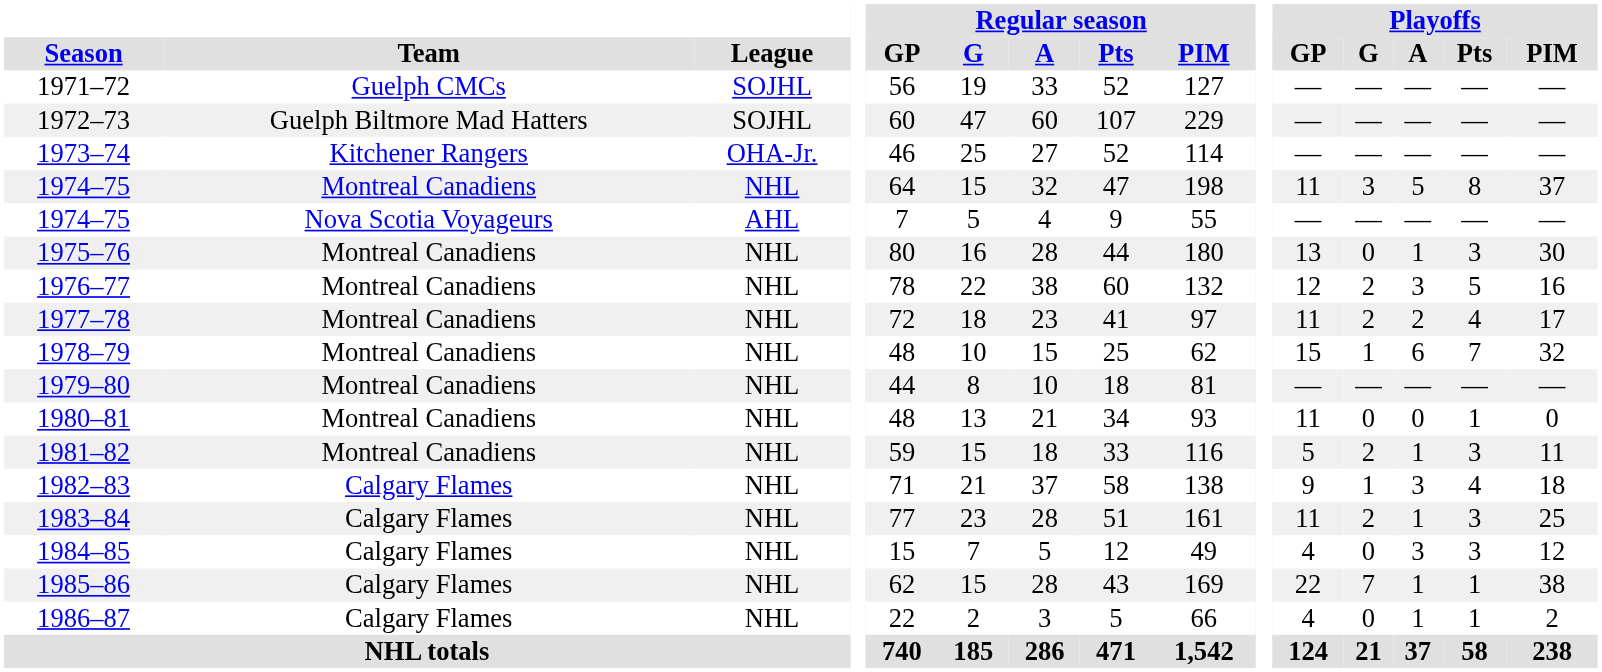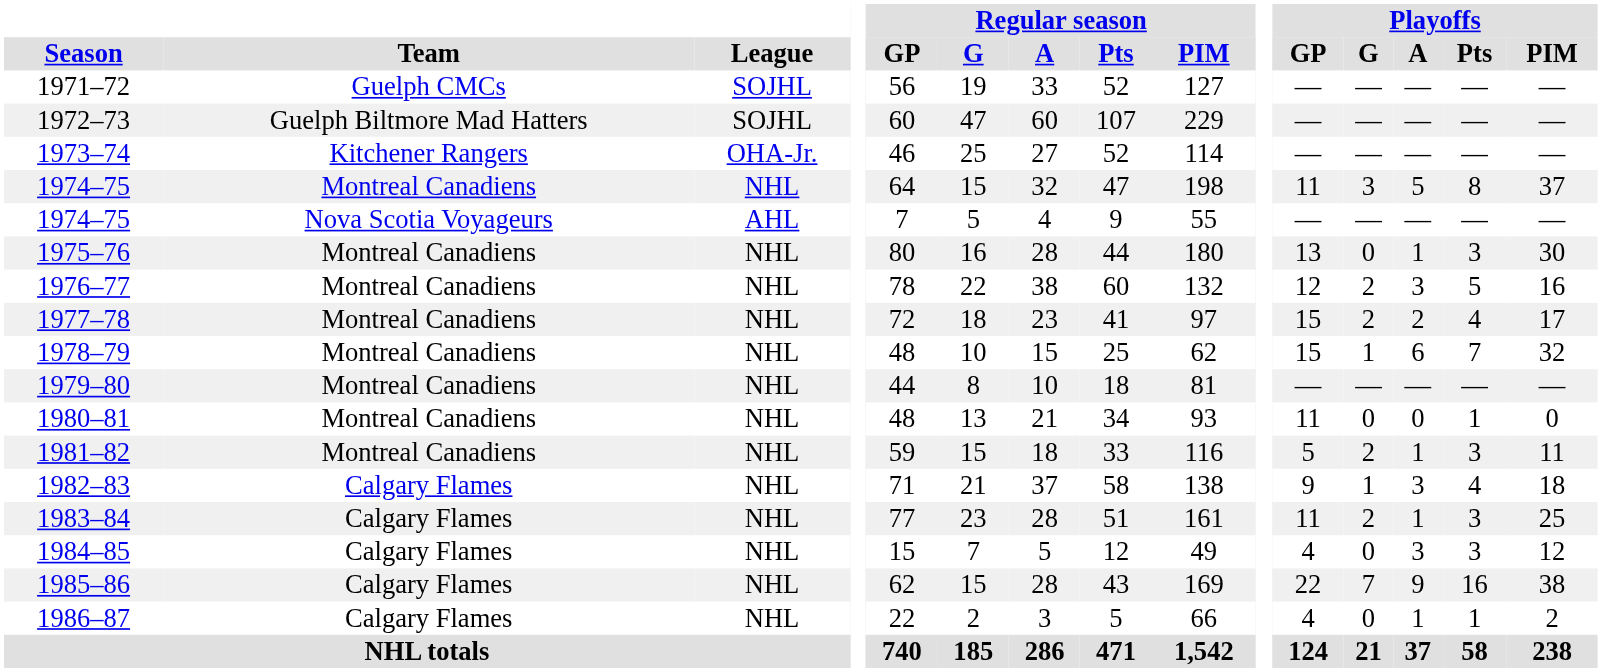(1308, 319) 11 -> (1308, 319) 15
(1418, 584) 1 -> (1418, 584) 9
(1475, 584) 1 -> (1475, 584) 16
